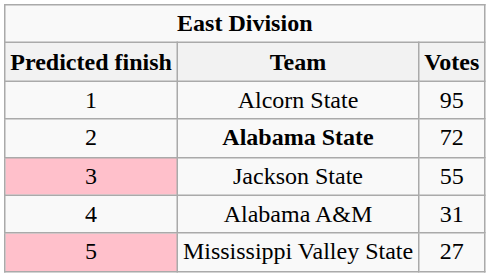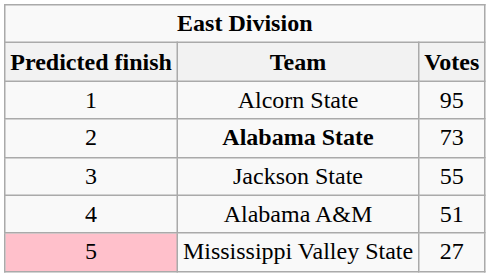(452, 137) 72 -> (452, 137) 73
(91, 175) pink background -> (91, 175) no background
(452, 213) 31 -> (452, 213) 51
